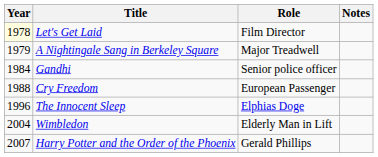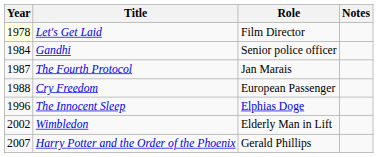- row: (127, 50)
+ row: (84, 69)
(19, 124) 2004 -> (19, 124) 2002
